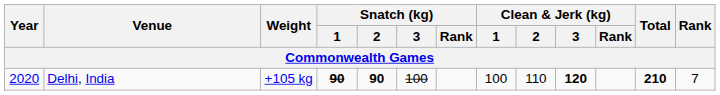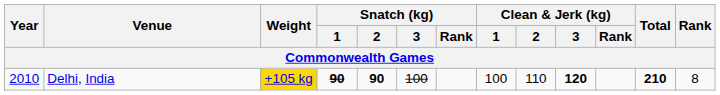(24, 79) 2020 -> (24, 79) 2010
(289, 79) no background -> (289, 79) gold background
(695, 79) 7 -> (695, 79) 8
